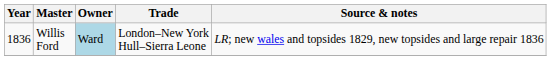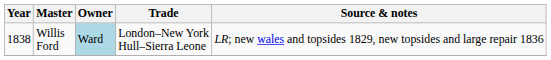(19, 39) 1836 -> (19, 39) 1838
